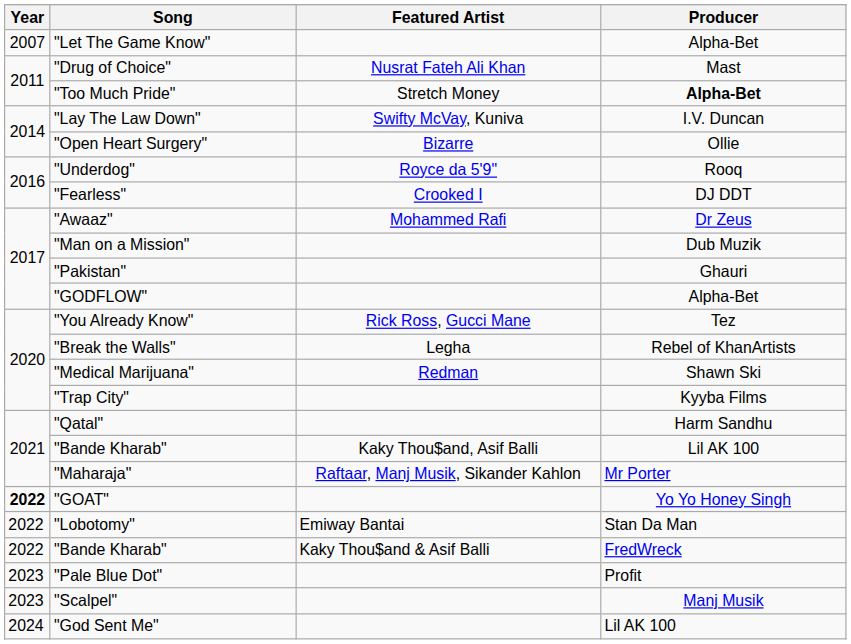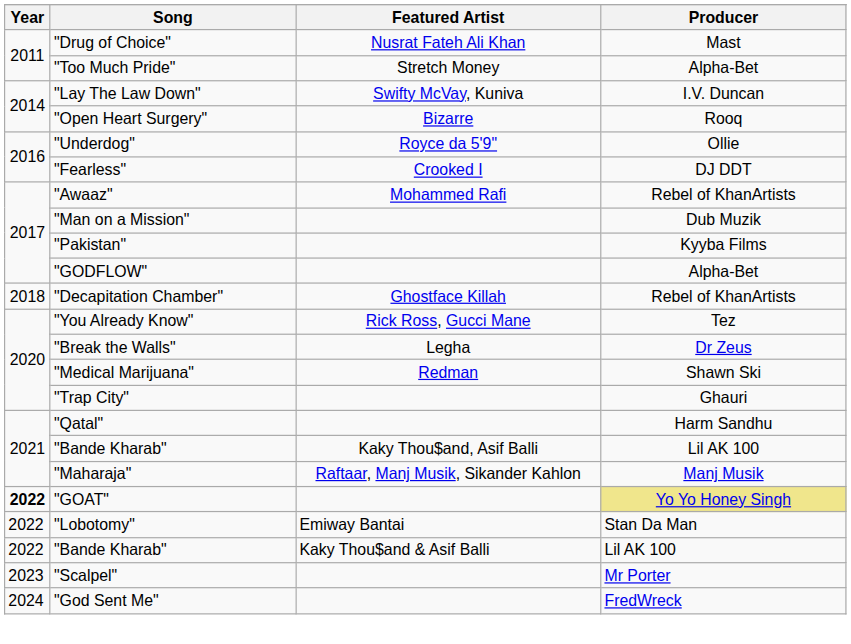- row: (132, 43)
(723, 94) bold -> (723, 68) normal
(723, 144) Ollie -> (723, 119) Rooq
(723, 170) Rooq -> (723, 144) Ollie
(723, 220) Dr Zeus -> (723, 195) Rebel of KhanArtists
(723, 271) Ghauri -> (723, 246) Kyyba Films
+ row: (138, 297)
(723, 347) Rebel of KhanArtists -> (723, 347) Dr Zeus
(723, 398) Kyyba Films -> (723, 398) Ghauri
(638, 474) Mr Porter -> (723, 474) Manj Musik
(723, 499) no background -> (723, 499) khaki background
(643, 550) FredWreck -> (640, 550) Lil AK 100
- row: (108, 576)
(723, 601) Manj Musik -> (638, 576) Mr Porter
(640, 626) Lil AK 100 -> (643, 601) FredWreck
